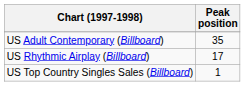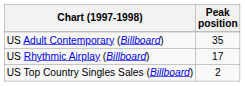(218, 72) 1 -> (218, 72) 2
